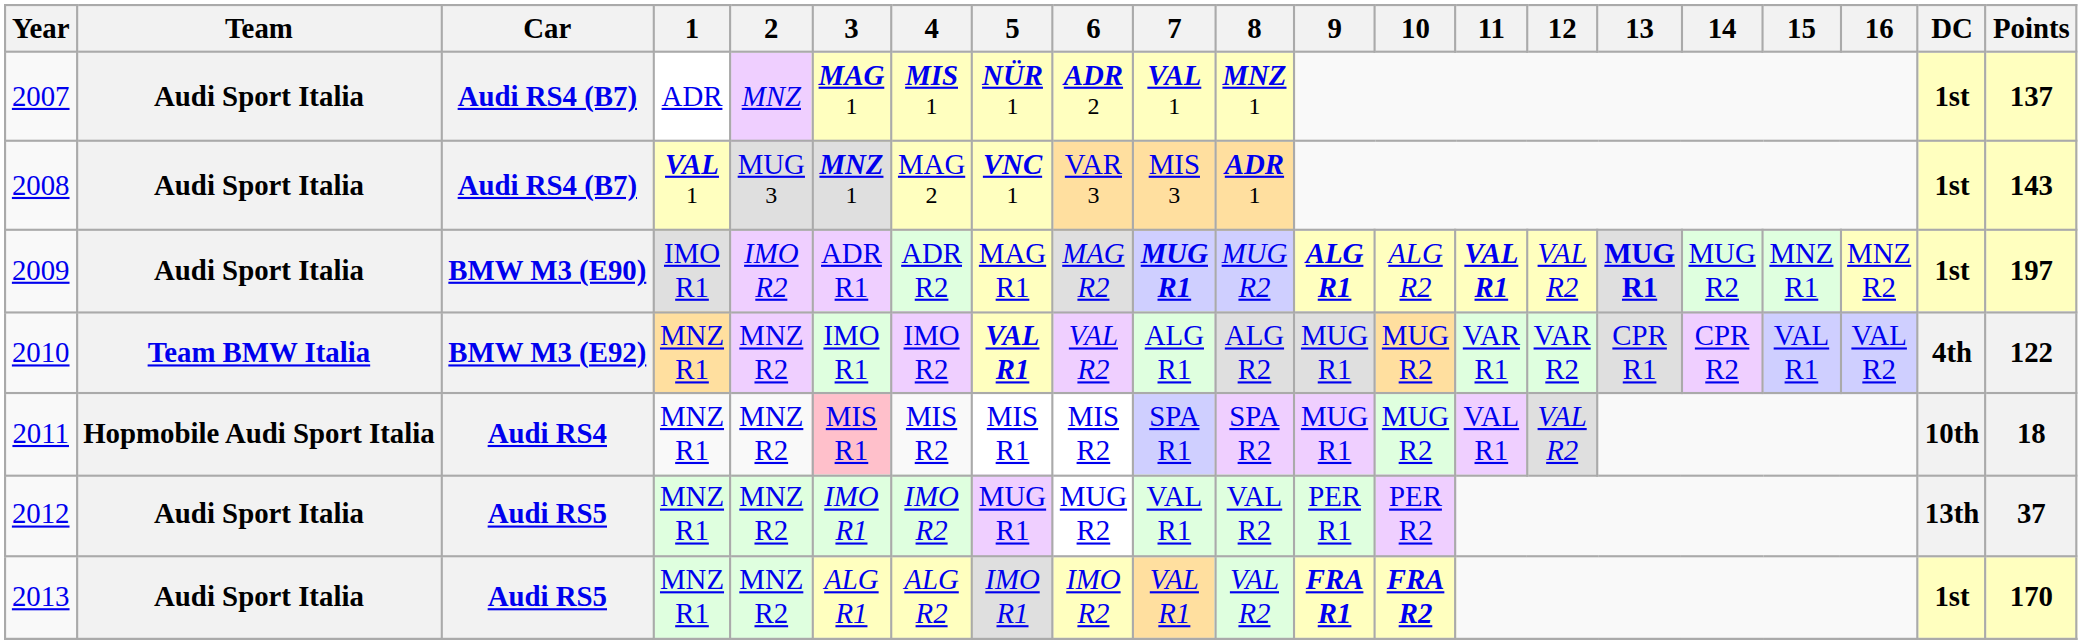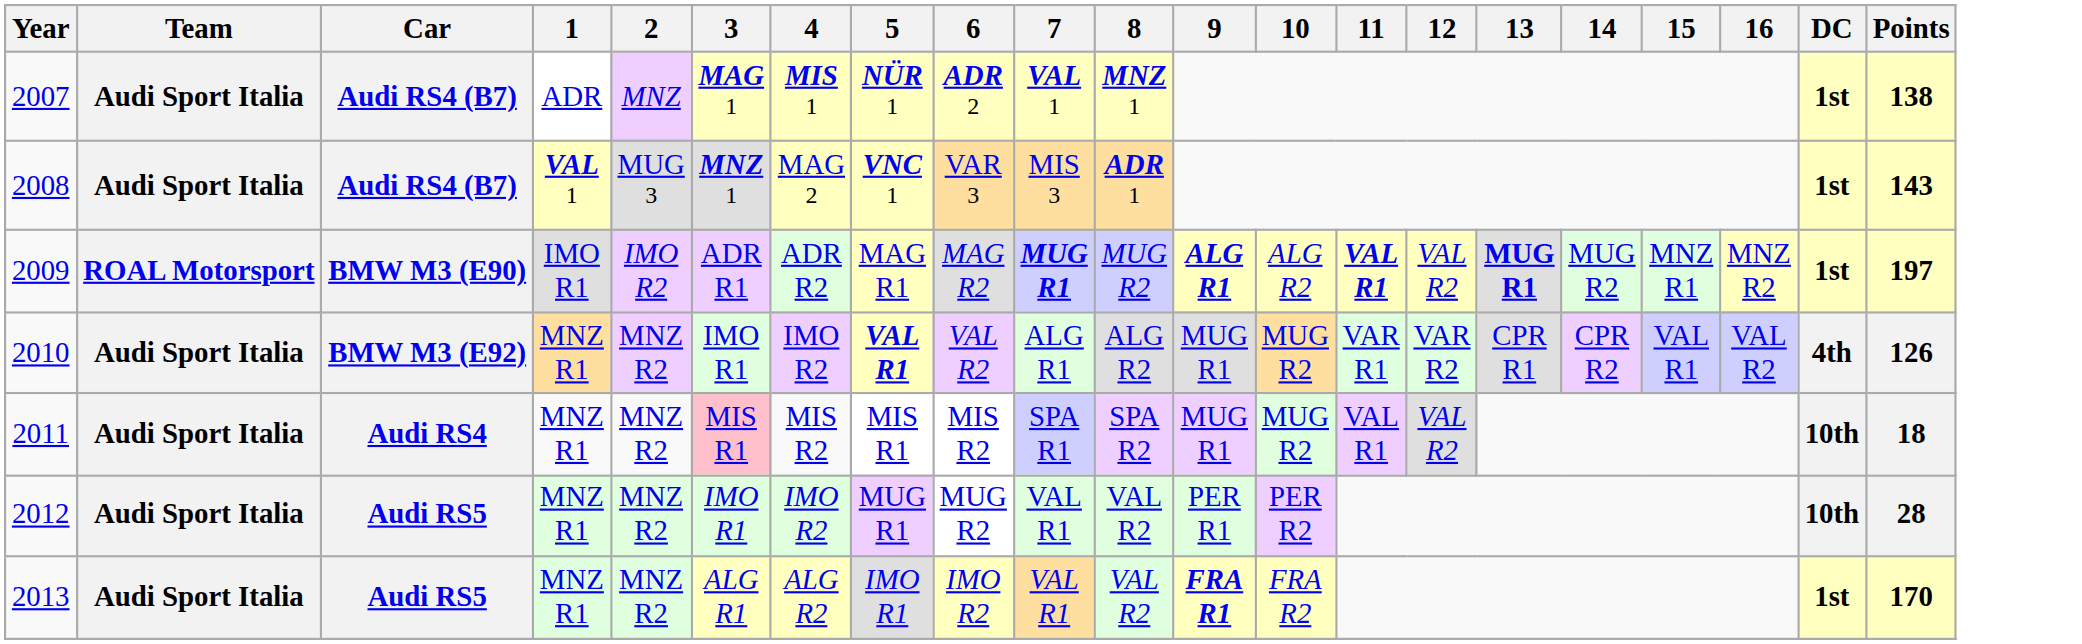(2031, 96) 137 -> (1911, 96) 138
(259, 270) Audi Sport Italia -> (199, 270) ROAL Motorsport
(259, 351) Team BMW Italia -> (199, 351) Audi Sport Italia
(2031, 351) 122 -> (1911, 351) 126
(259, 433) Hopmobile Audi Sport Italia -> (199, 433) Audi Sport Italia
(1952, 514) 13th -> (1832, 514) 10th
(2031, 514) 37 -> (1911, 514) 28
(1416, 596) bold -> (1295, 596) normal
